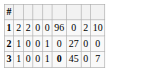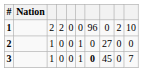+ column: (30, 12)
